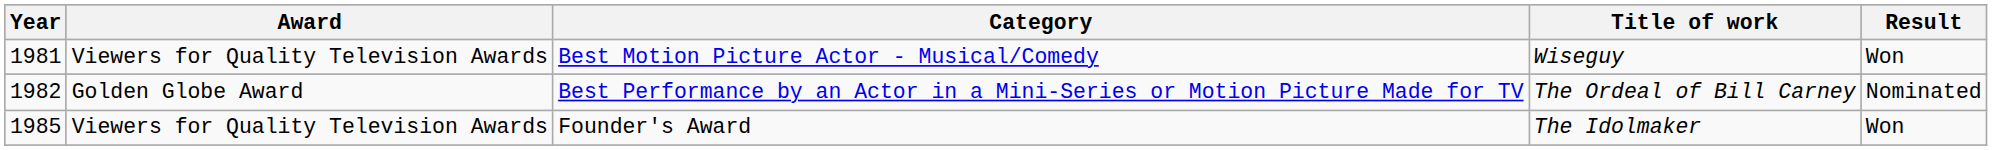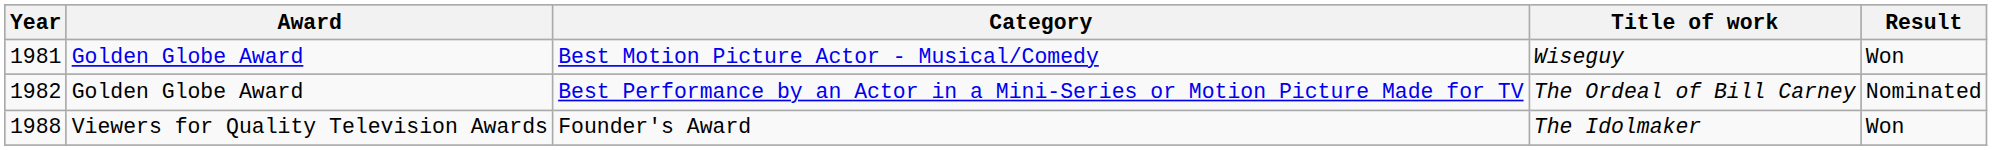(310, 57) Viewers for Quality Television Awards -> (188, 57) Golden Globe Award
(36, 127) 1985 -> (36, 127) 1988
